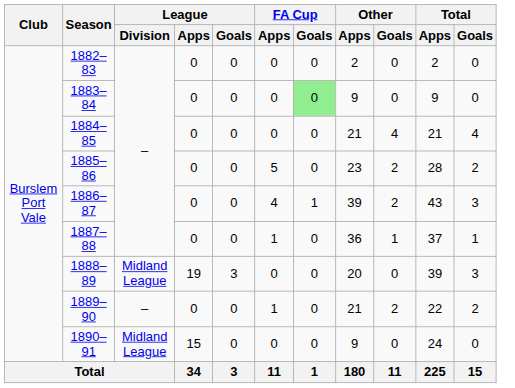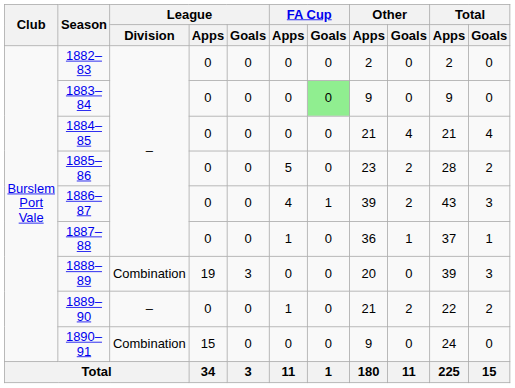(145, 273) Midland League -> (149, 273) Combination
(145, 344) Midland League -> (149, 344) Combination
